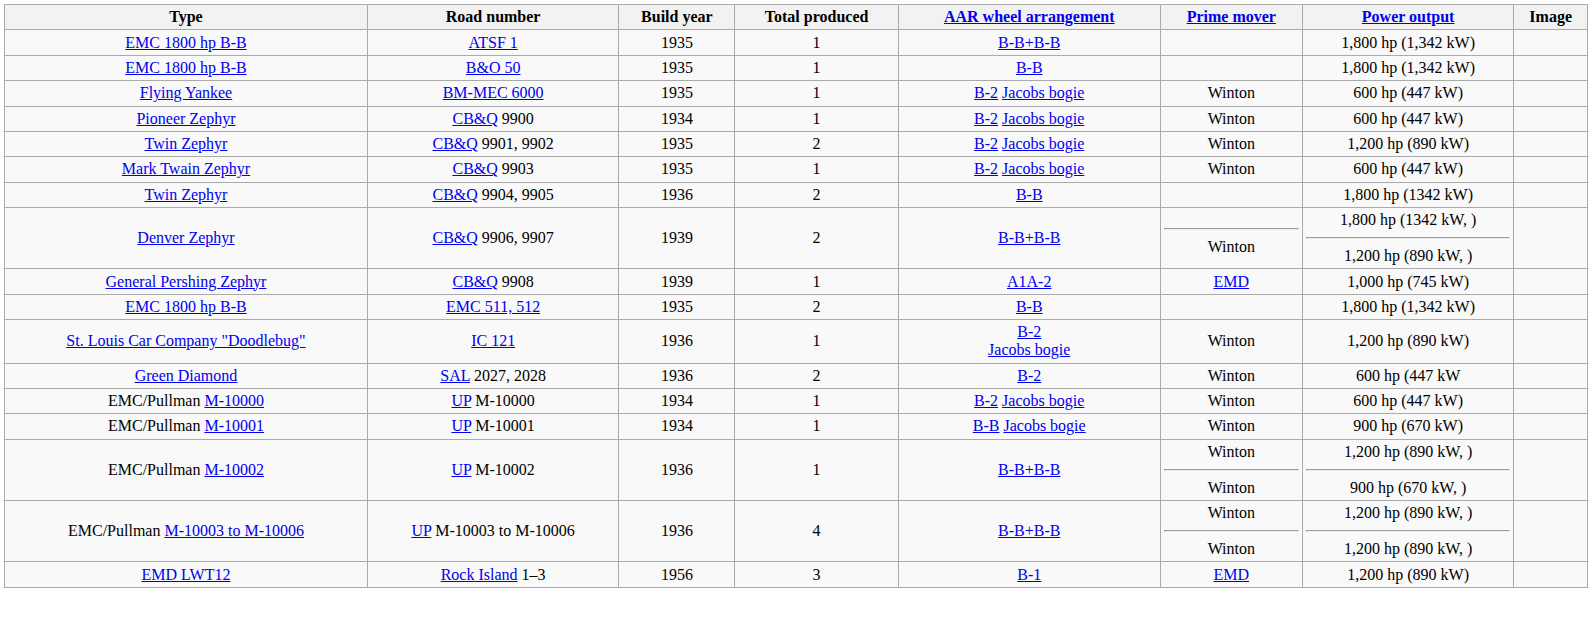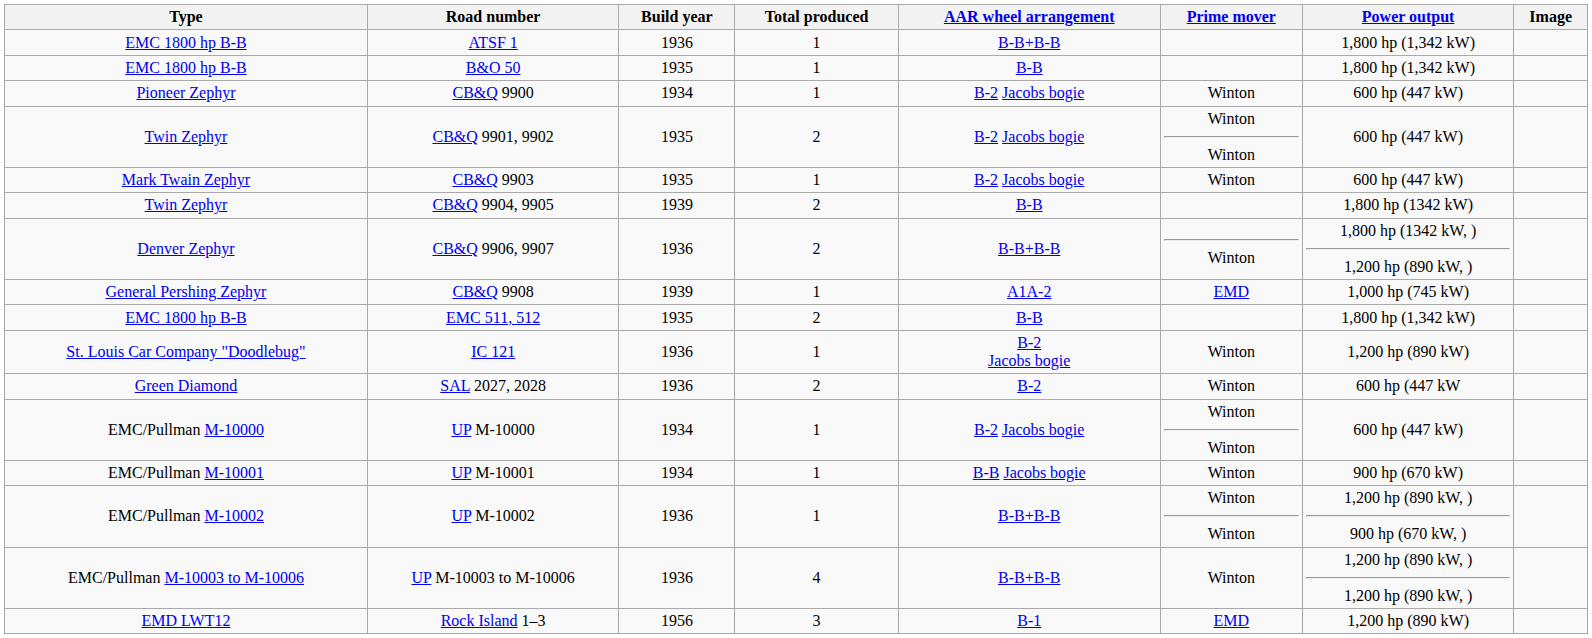(677, 42) 1935 -> (677, 42) 1936
- row: (493, 93)
(1231, 144) Winton -> (1231, 136) Winton Winton
(1408, 144) 1,200 hp (890 kW) -> (1408, 136) 600 hp (447 kW)
(677, 194) 1936 -> (677, 205) 1939
(677, 238) 1939 -> (677, 248) 1936
(1231, 401) Winton -> (1231, 429) Winton Winton
(1231, 531) Winton Winton -> (1231, 577) Winton
